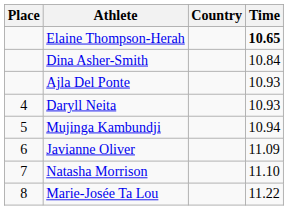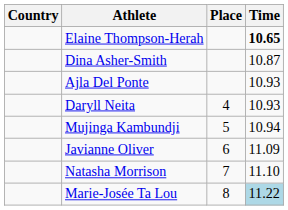columns swapped: (24, 15) <-> (217, 15)
(264, 60) 10.84 -> (264, 60) 10.87
(264, 194) no background -> (264, 194) lightblue background
